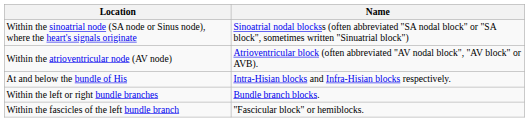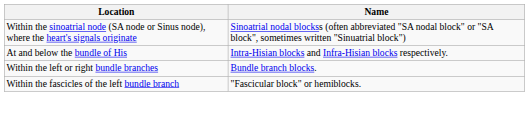- row: (89, 58)
